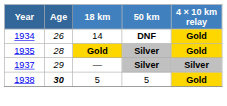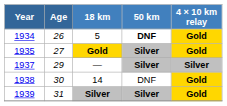(97, 36) 14 -> (97, 36) 5
(59, 51) 28 -> (59, 51) 27
(59, 80) bold -> (59, 80) normal
(97, 80) 5 -> (97, 80) 14
(147, 80) 5 -> (147, 80) DNF
+ row: (24, 94)
